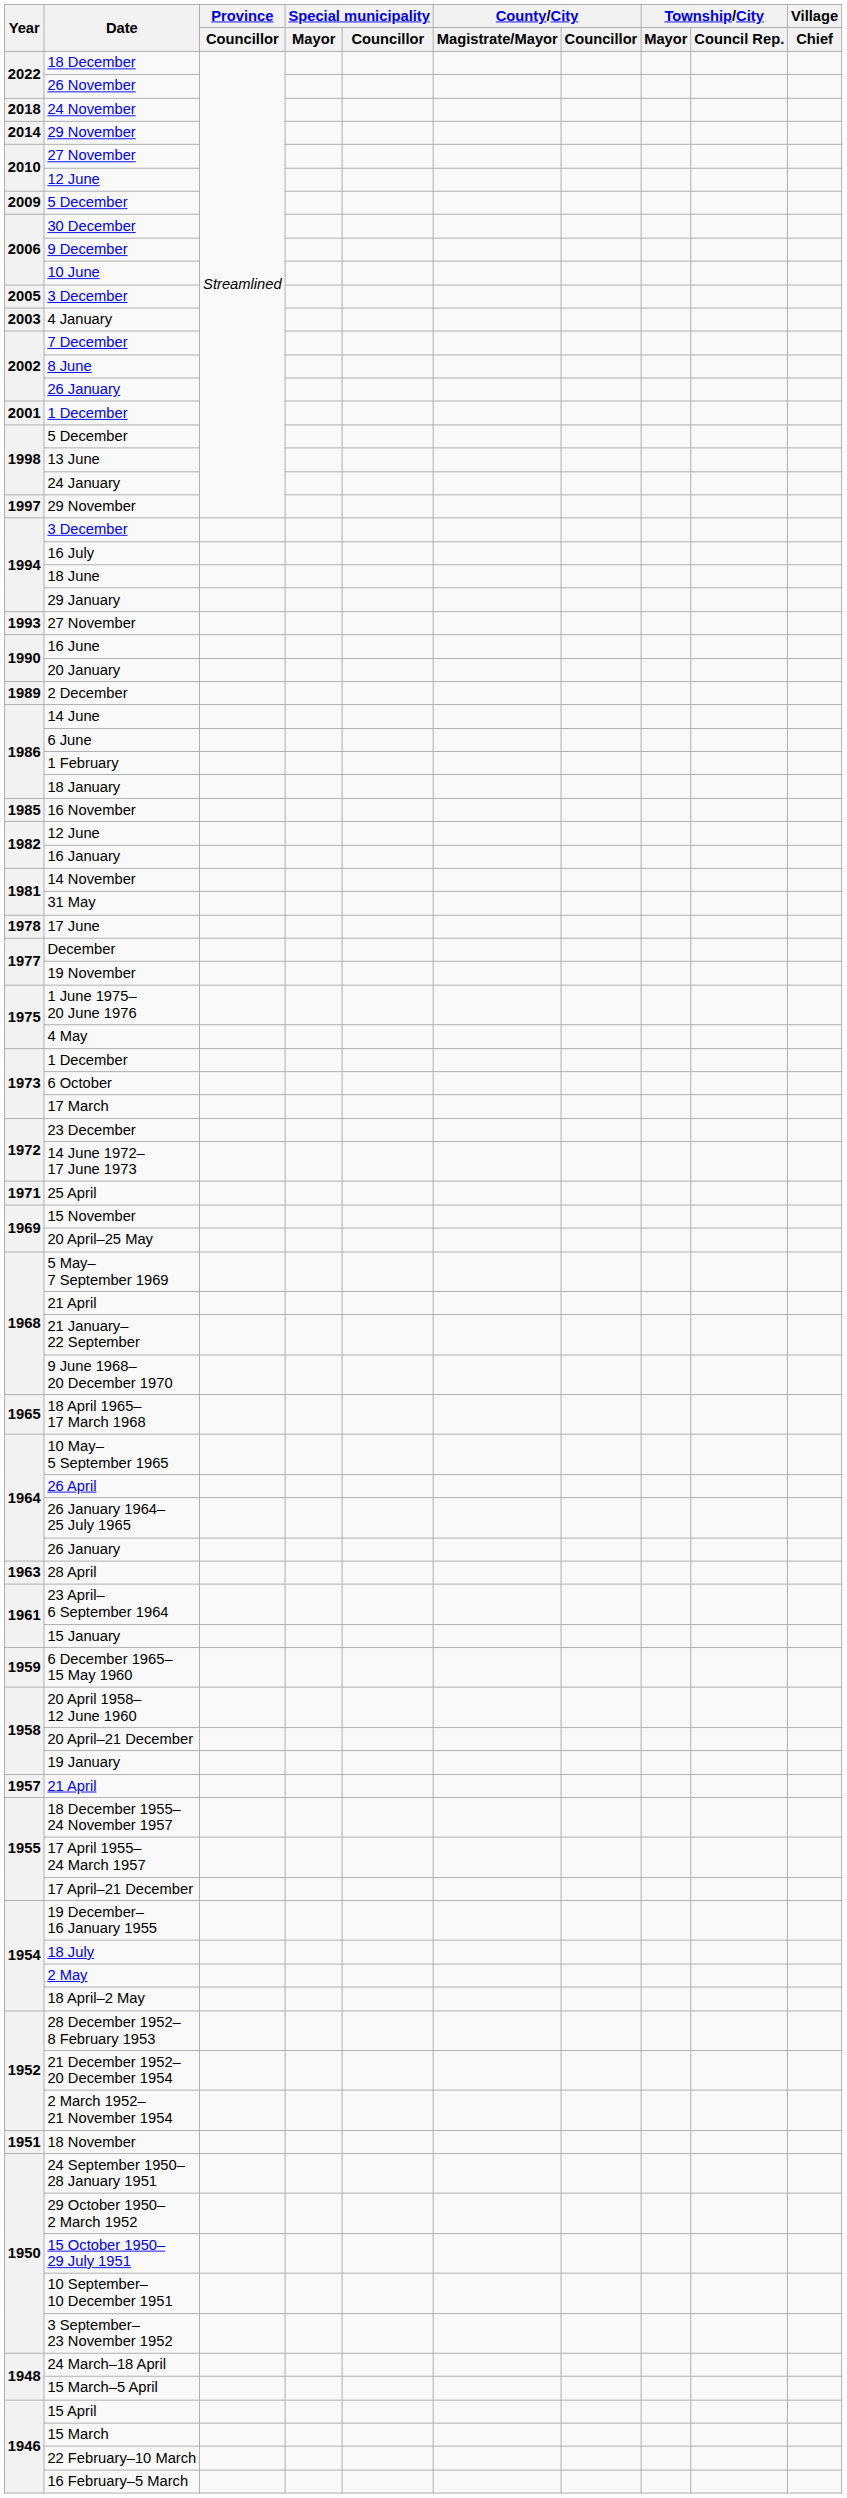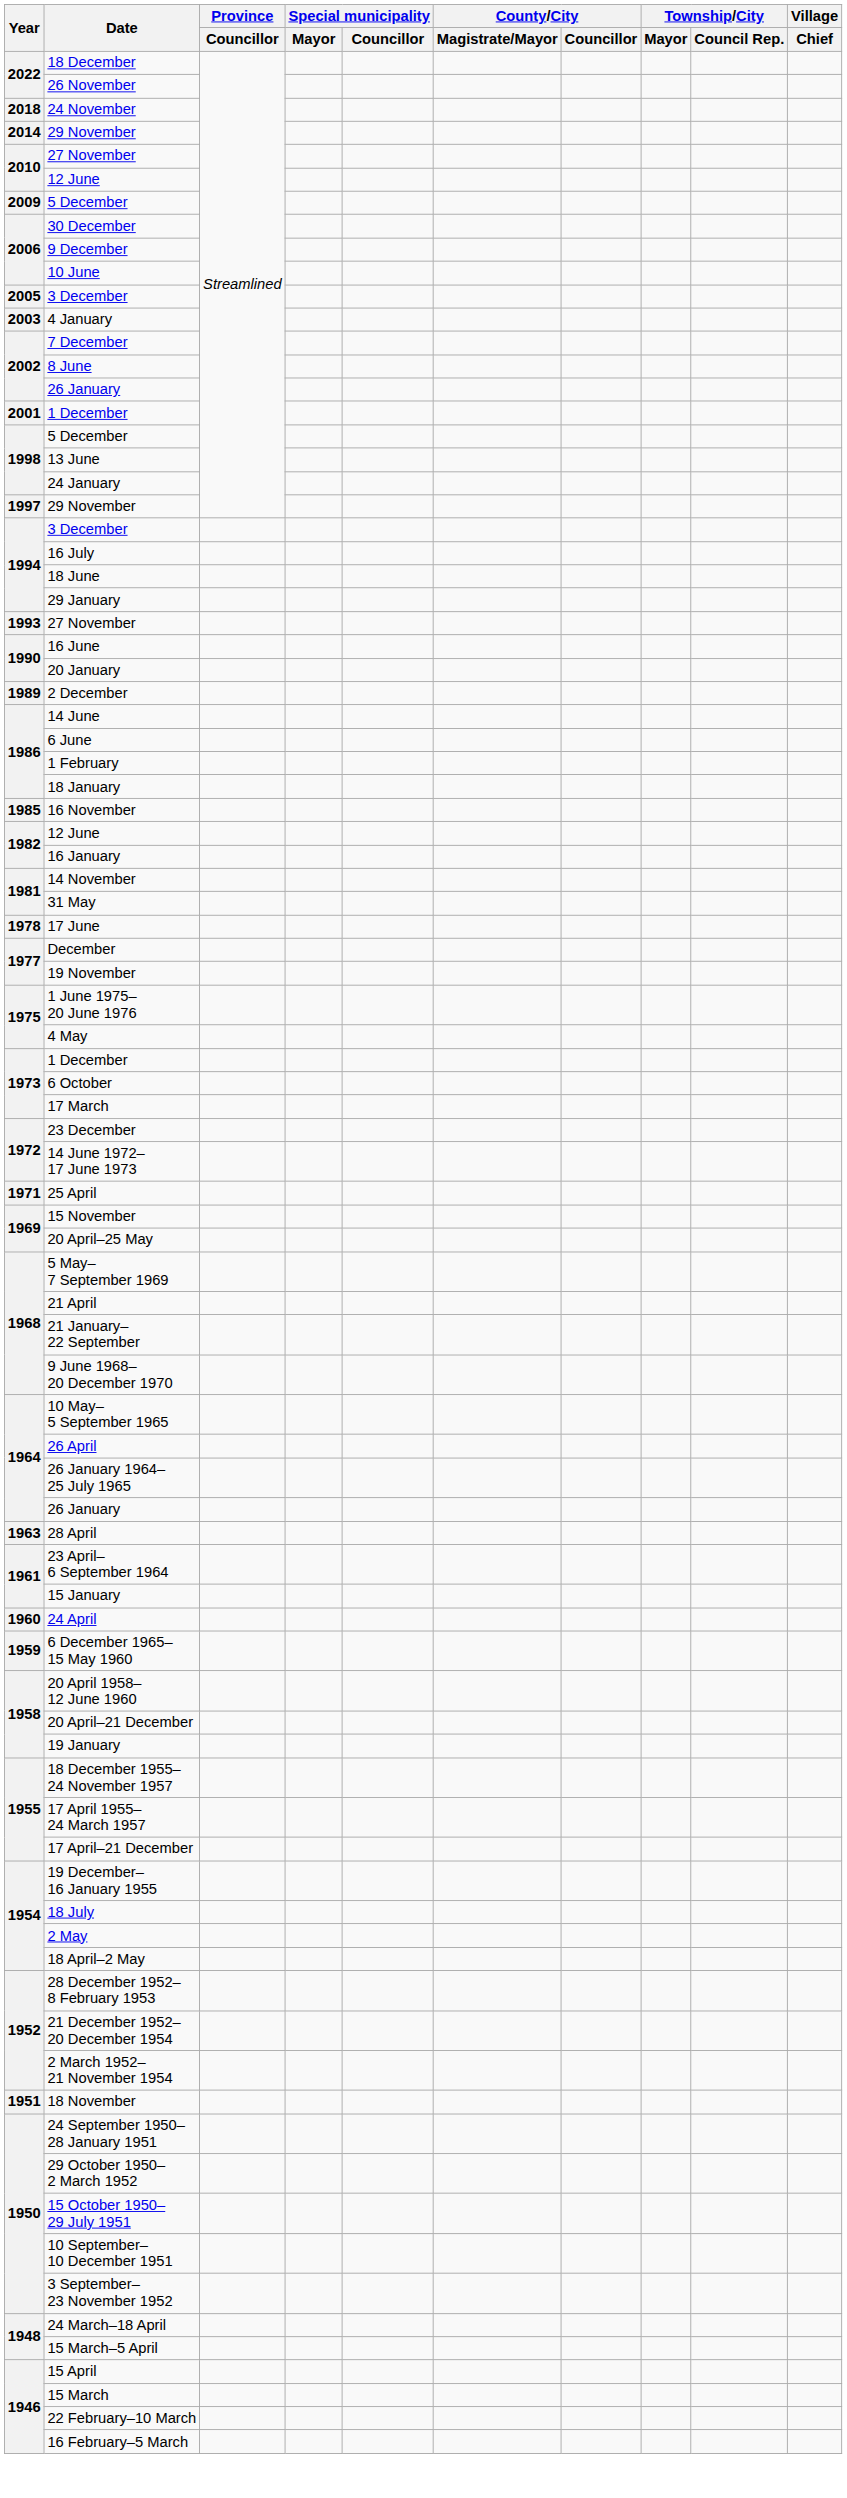- row: (24, 1414)
+ row: (24, 1619)
- row: (24, 1785)
